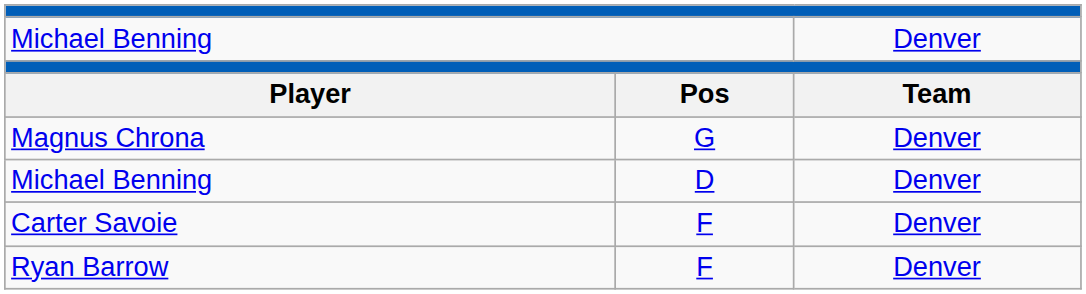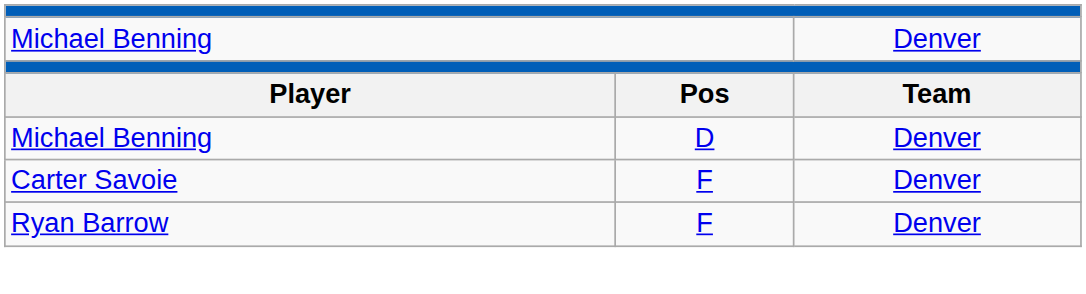- row: (108, 137)
